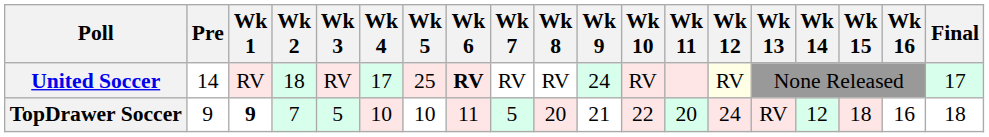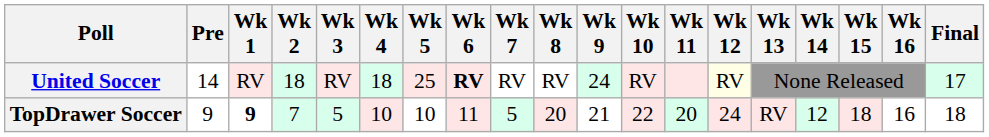(381, 80) 17 -> (381, 80) 18
